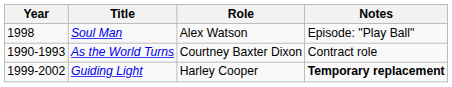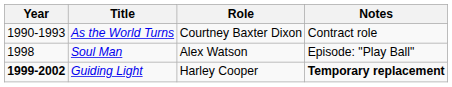rows swapped: (123, 52) <-> (97, 33)
(36, 71) normal -> (36, 71) bold
